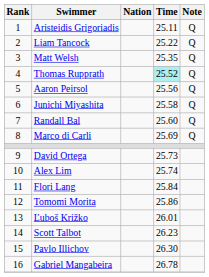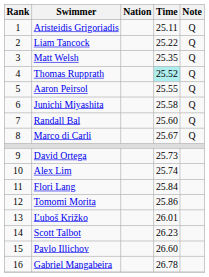(167, 89) 25.56 -> (167, 89) 25.55
(167, 136) 25.69 -> (167, 136) 25.67
(167, 248) 26.30 -> (167, 248) 26.60
